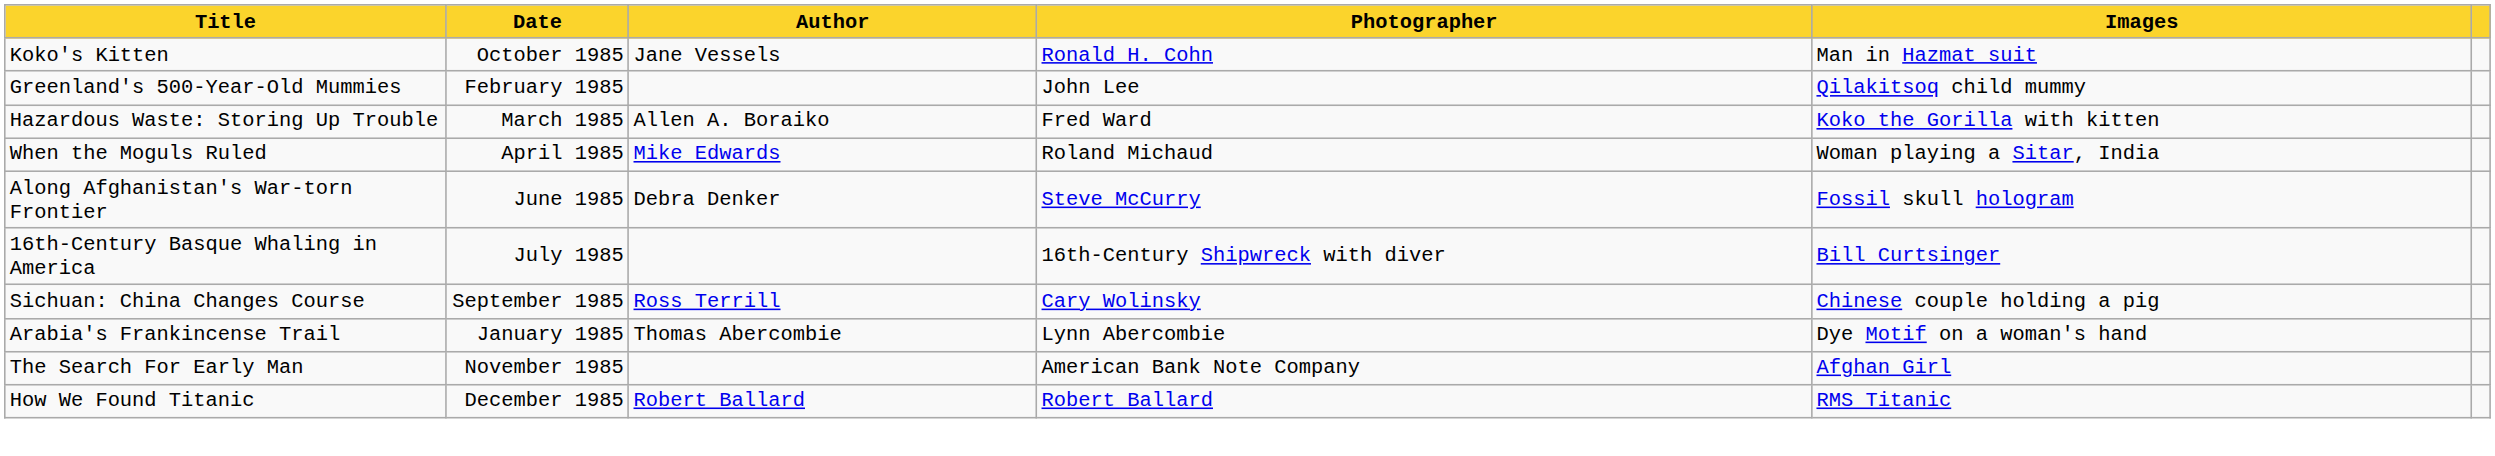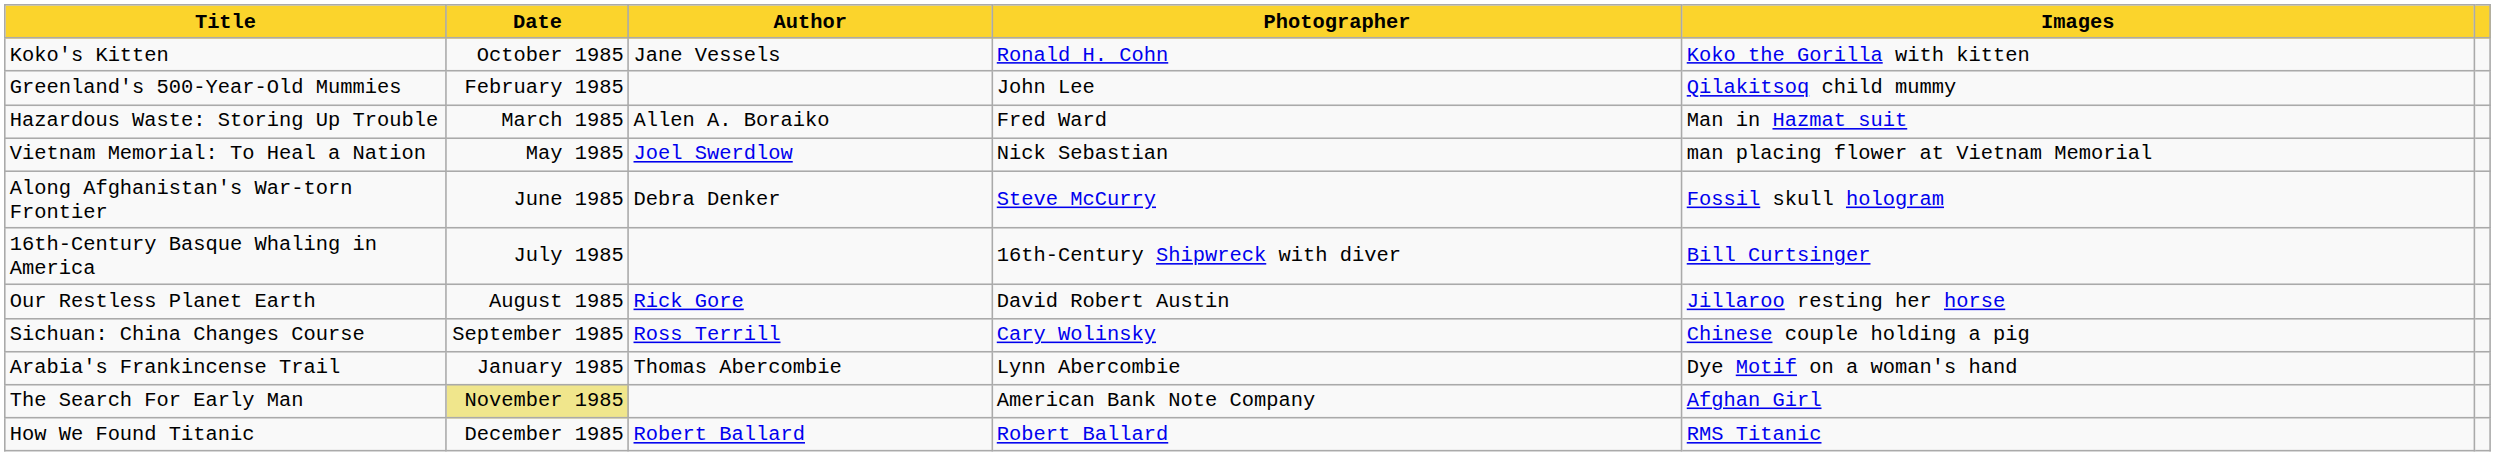(1927, 55) Man in Hazmat suit -> (1858, 55) Koko the Gorilla with kitten
(1988, 121) Koko the Gorilla with kitten -> (1797, 121) Man in Hazmat suit
- row: (138, 154)
+ row: (218, 154)
+ row: (163, 301)
(544, 368) no background -> (544, 401) khaki background
